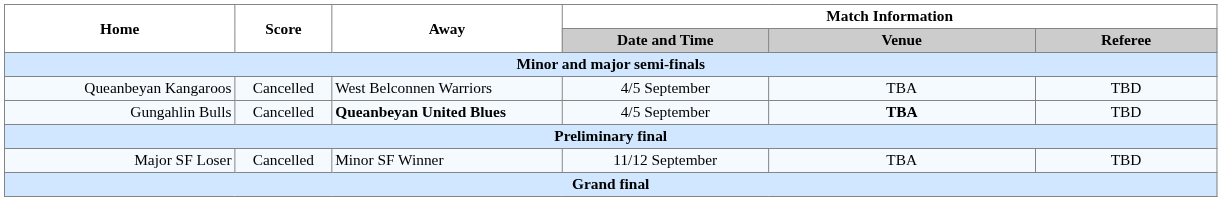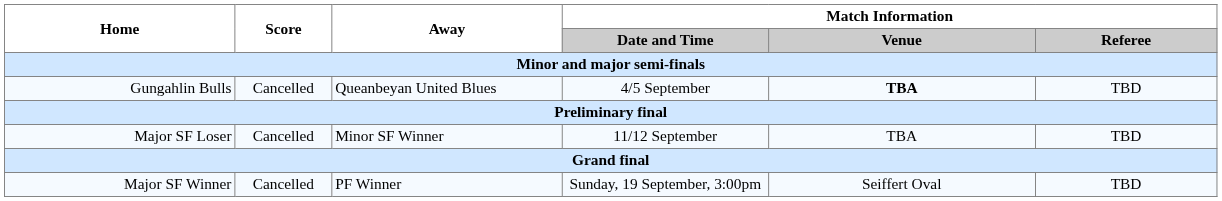- row: (158, 88)
(421, 112) bold -> (416, 88) normal
+ row: (178, 184)
